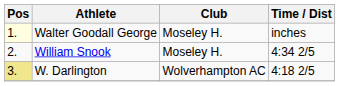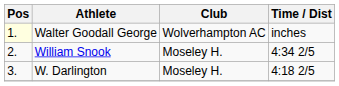(193, 33) Moseley H. -> (214, 33) Wolverhampton AC
(12, 71) khaki background -> (12, 71) no background
(214, 71) Wolverhampton AC -> (193, 71) Moseley H.
